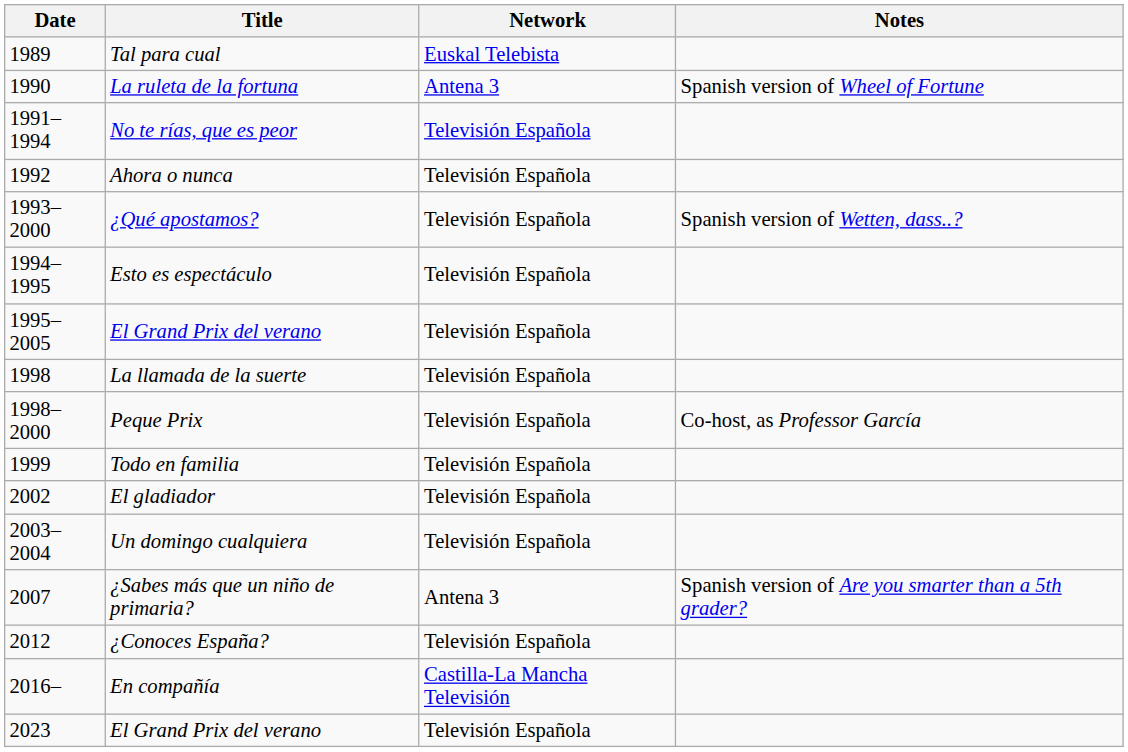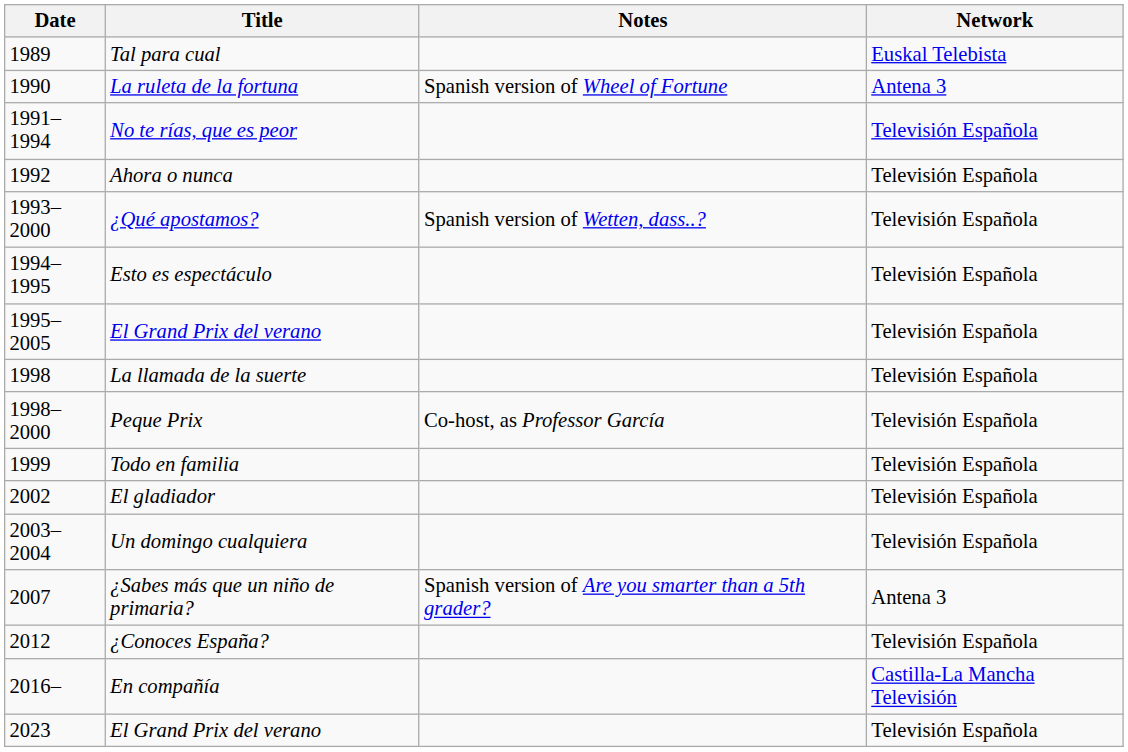columns swapped: (548, 20) <-> (899, 20)
